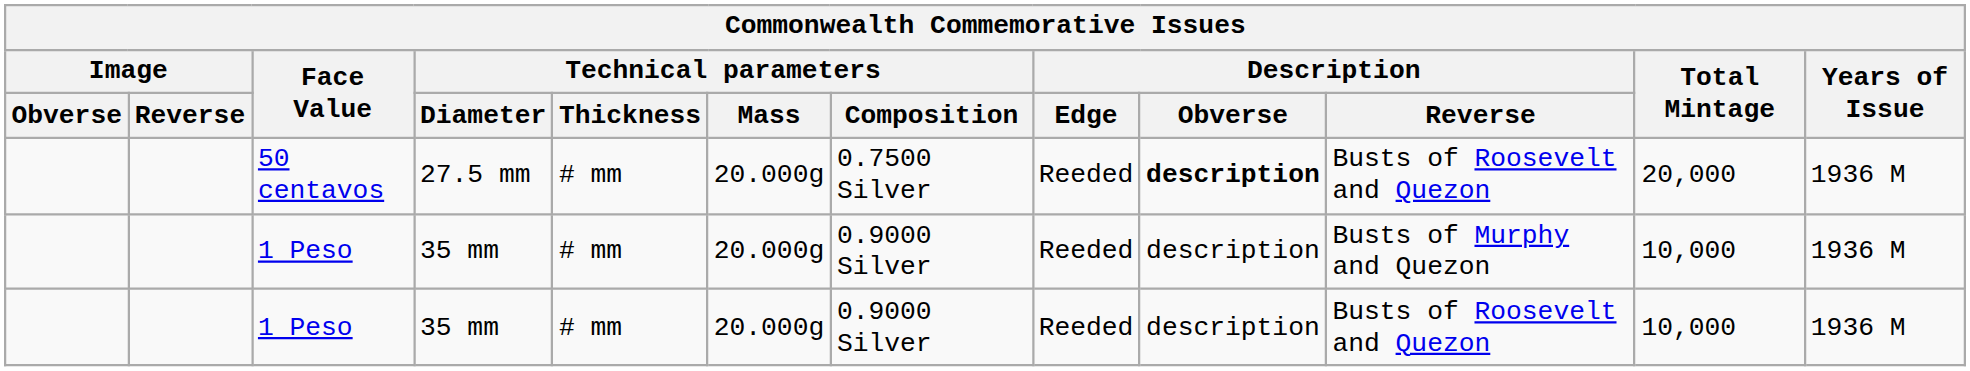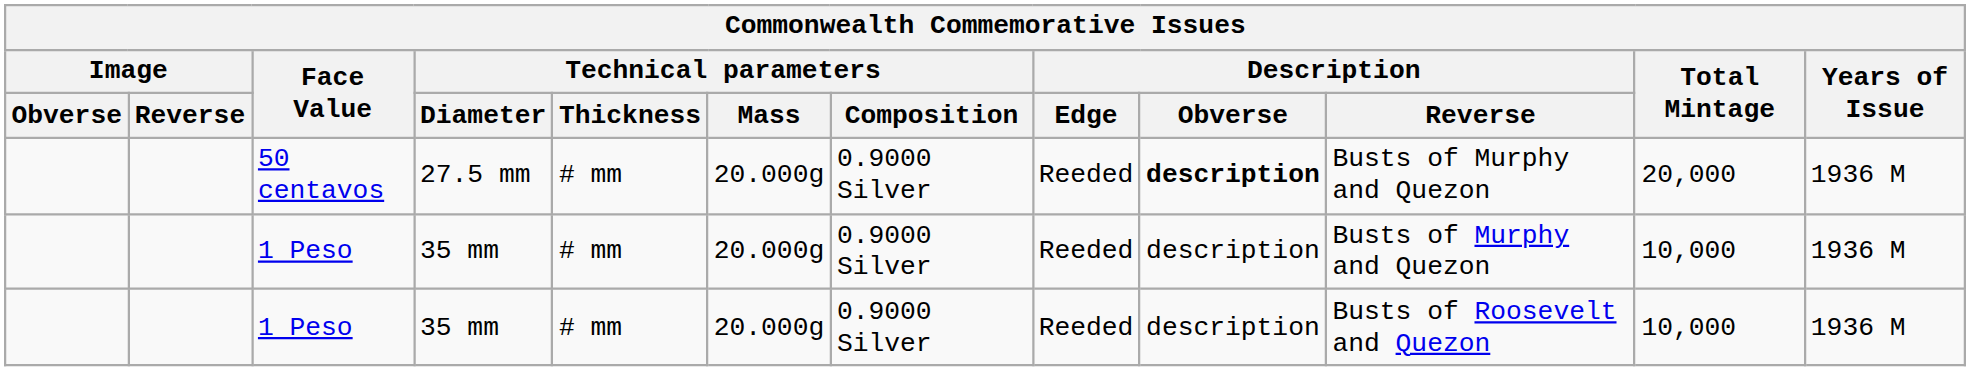(884, 175) 0.7500 Silver -> (884, 175) 0.9000 Silver
(1474, 175) Busts of Roosevelt and Quezon -> (1451, 175) Busts of Murphy and Quezon
